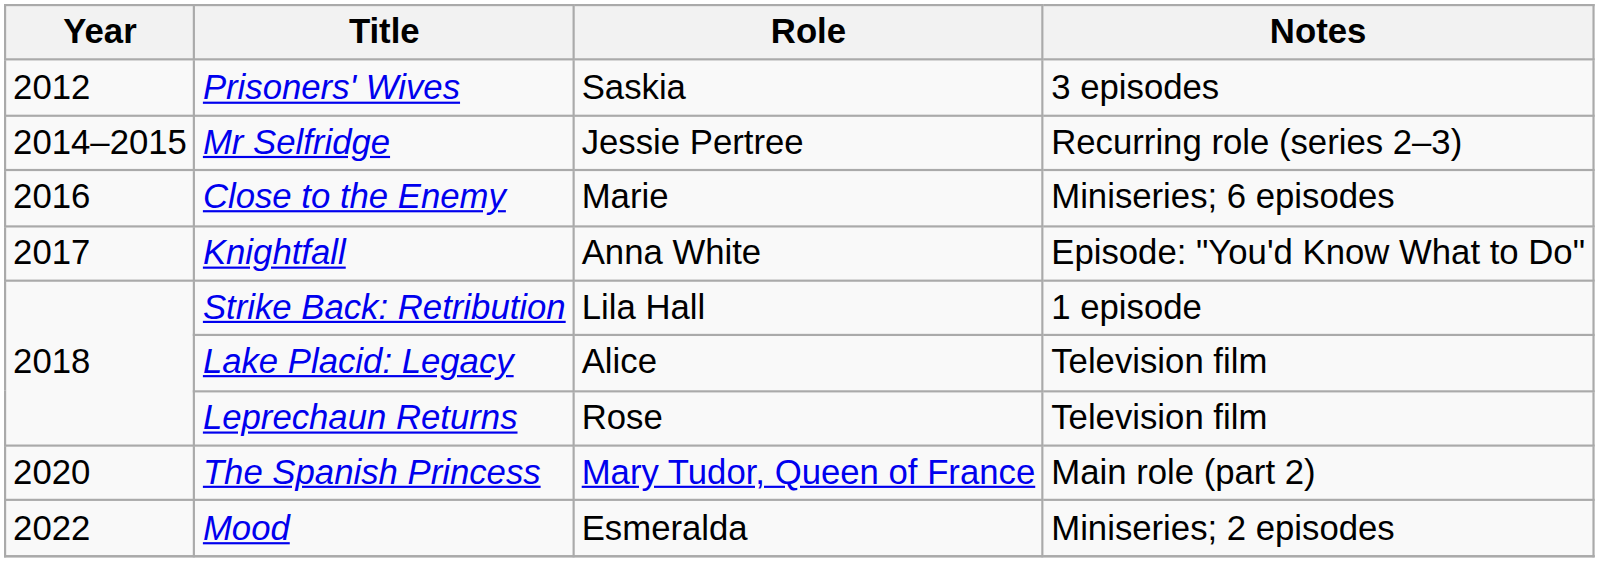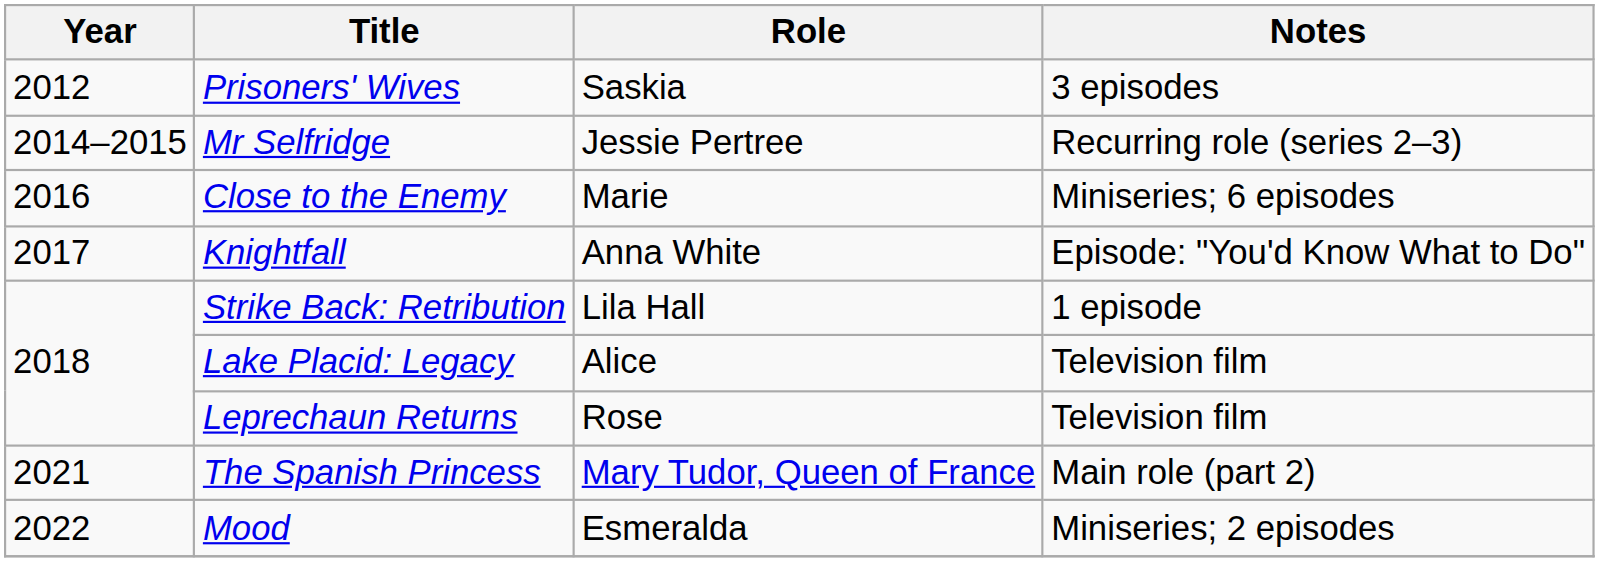(52, 472) 2020 -> (52, 472) 2021
